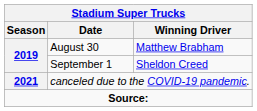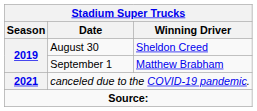(180, 47) Matthew Brabham -> (172, 47) Sheldon Creed
(172, 64) Sheldon Creed -> (180, 64) Matthew Brabham
